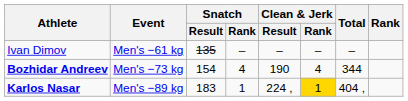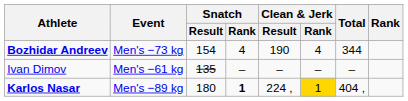rows swapped: (37, 50) <-> (57, 69)
(206, 88) 183 -> (206, 88) 180
(242, 88) normal -> (242, 88) bold
